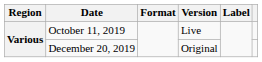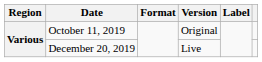(191, 30) Live -> (199, 30) Original
(199, 48) Original -> (191, 48) Live
